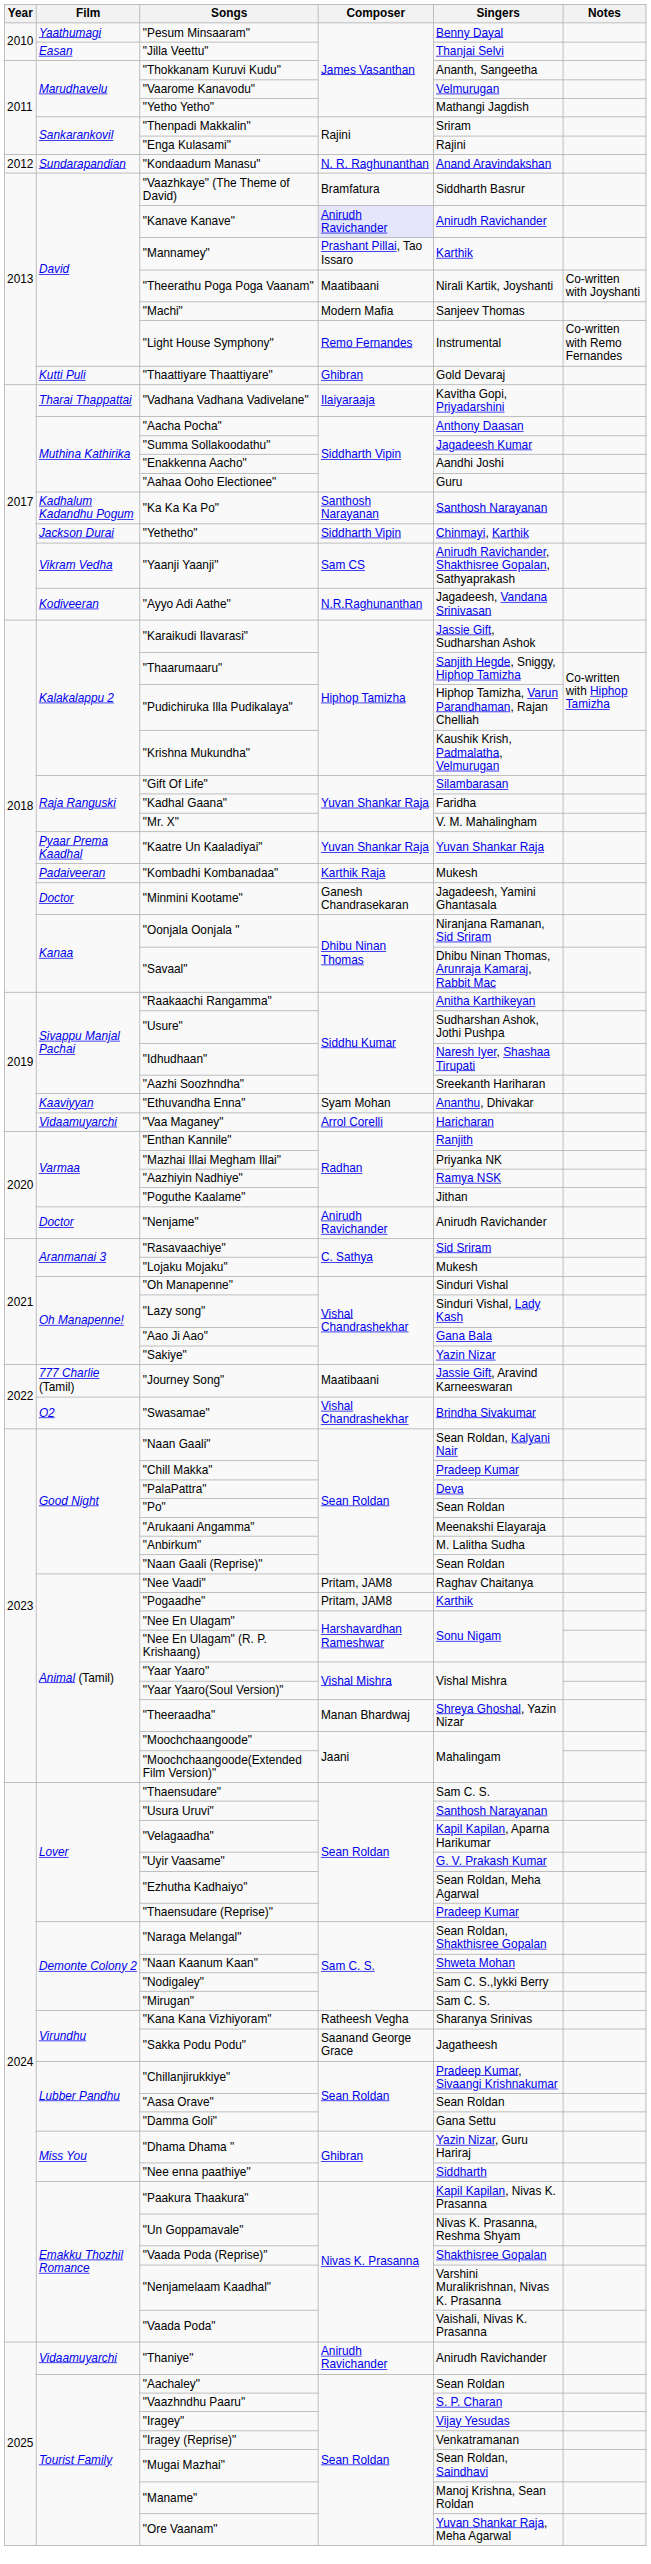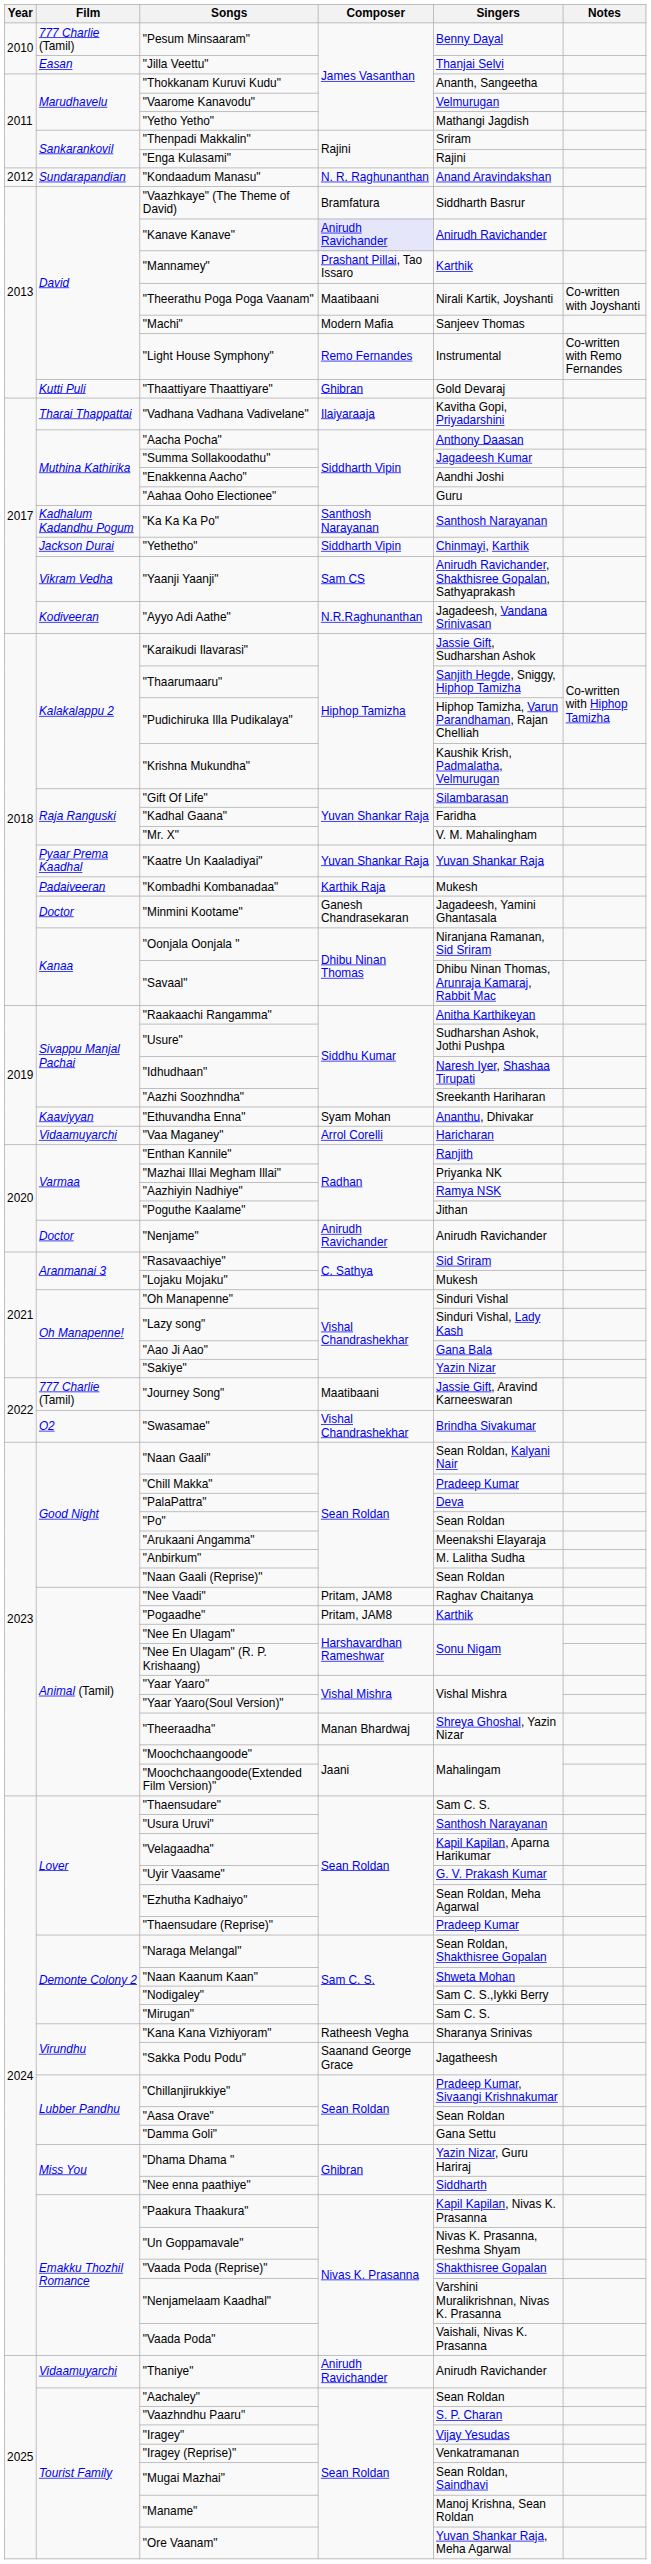(70, 32) Yaathumagi -> (69, 39) 777 Charlie (Tamil)
